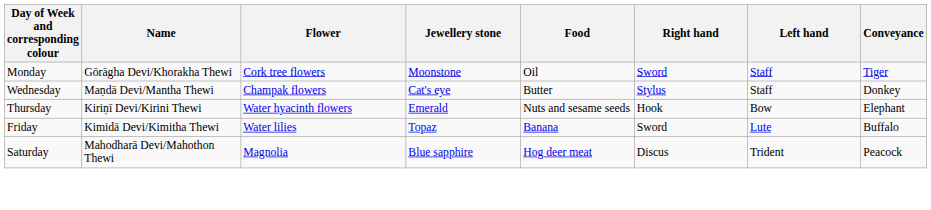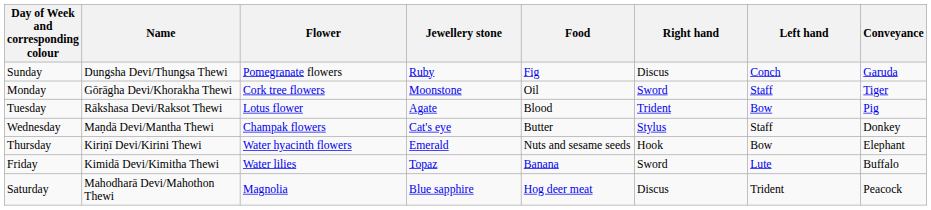+ row: (25, 71)
+ row: (27, 108)
